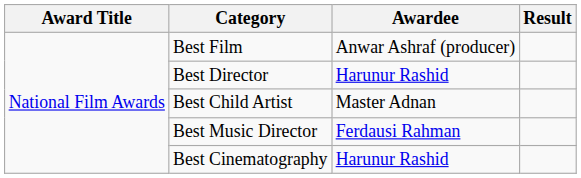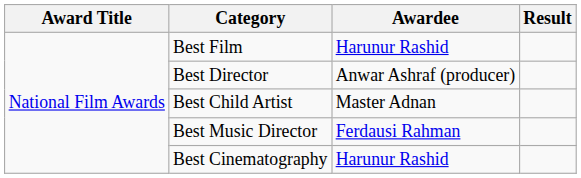(425, 46) Anwar Ashraf (producer) -> (392, 46) Harunur Rashid
(392, 74) Harunur Rashid -> (425, 74) Anwar Ashraf (producer)
